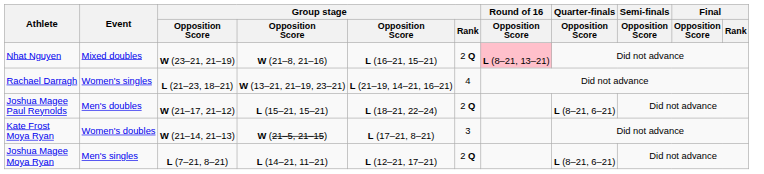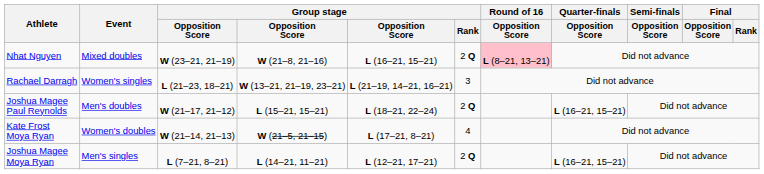(468, 81) 4 -> (468, 81) 3
(585, 111) L (8–21, 6–21) -> (590, 111) L (16–21, 15–21)
(468, 131) 3 -> (468, 131) 4
(585, 162) L (8–21, 6–21) -> (590, 162) L (16–21, 15–21)
